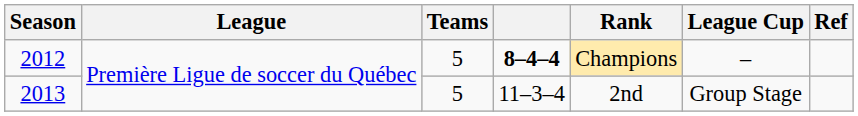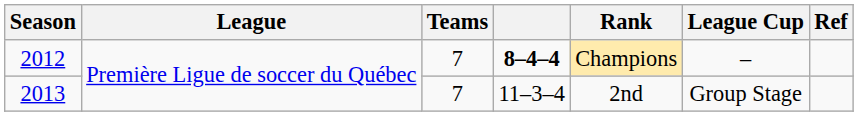(457, 57) 5 -> (457, 57) 7
(457, 93) 5 -> (457, 93) 7
